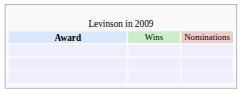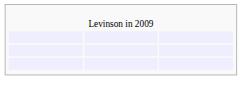- row: (68, 37)
